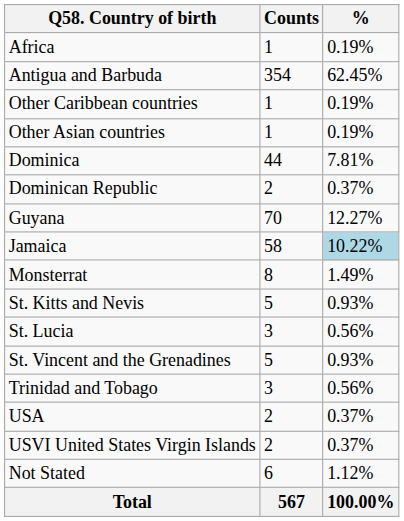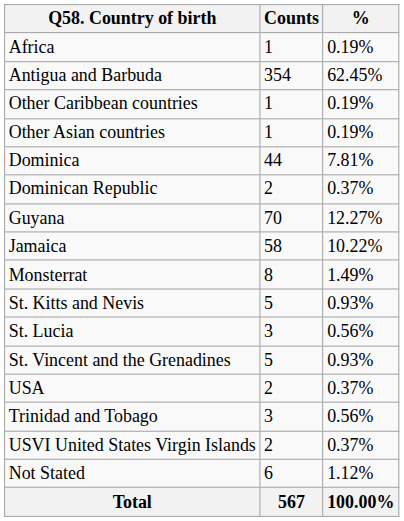(355, 246) lightblue background -> (355, 246) no background
rows swapped: (83, 388) <-> (27, 416)
